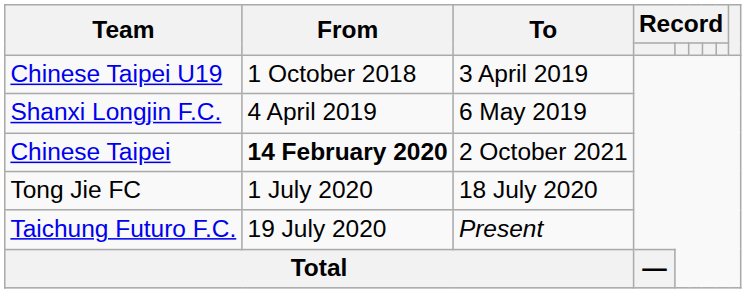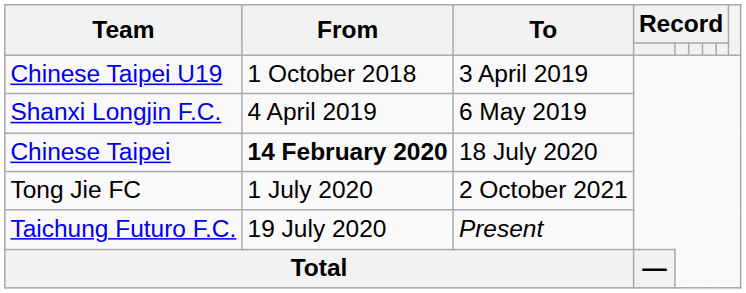(543, 151) 2 October 2021 -> (528, 151) 18 July 2020
(528, 190) 18 July 2020 -> (543, 190) 2 October 2021
